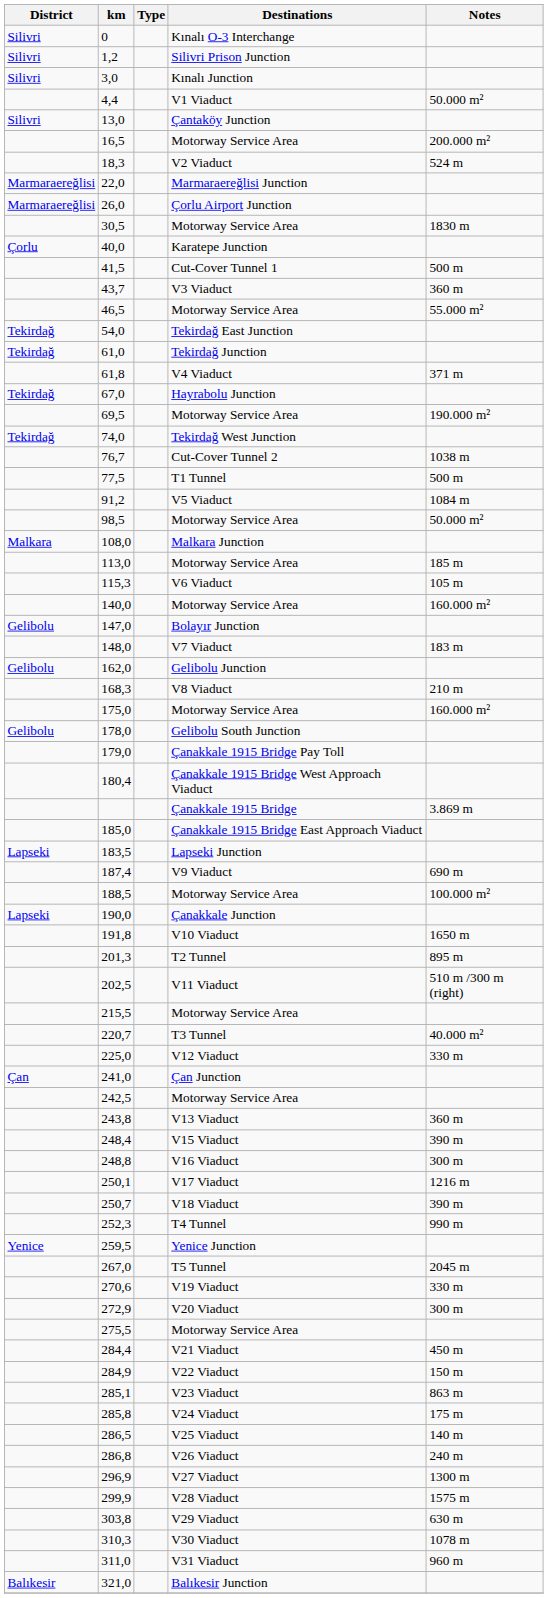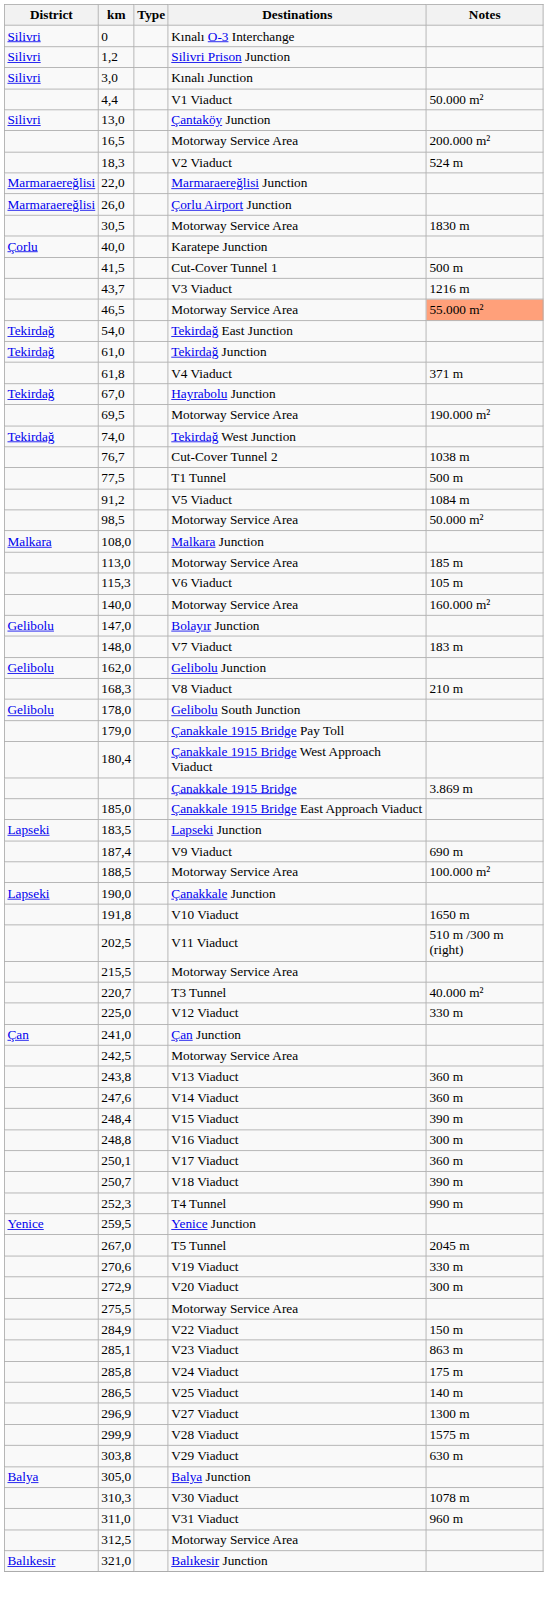(446, 288) 360 m -> (450, 288) 1216 m
(456, 309) no background -> (456, 309) lightsalmon background
- row: (116, 710)
- row: (116, 956)
+ row: (116, 1097)
(450, 1182) 1216 m -> (446, 1161) 360 m
- row: (116, 1350)
- row: (116, 1456)
+ row: (116, 1477)
+ row: (116, 1540)
